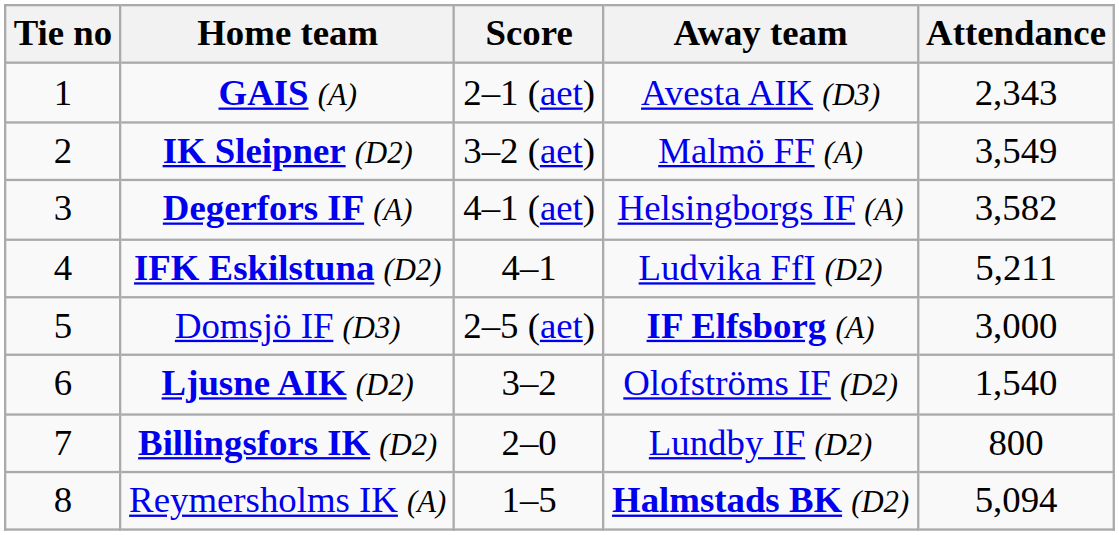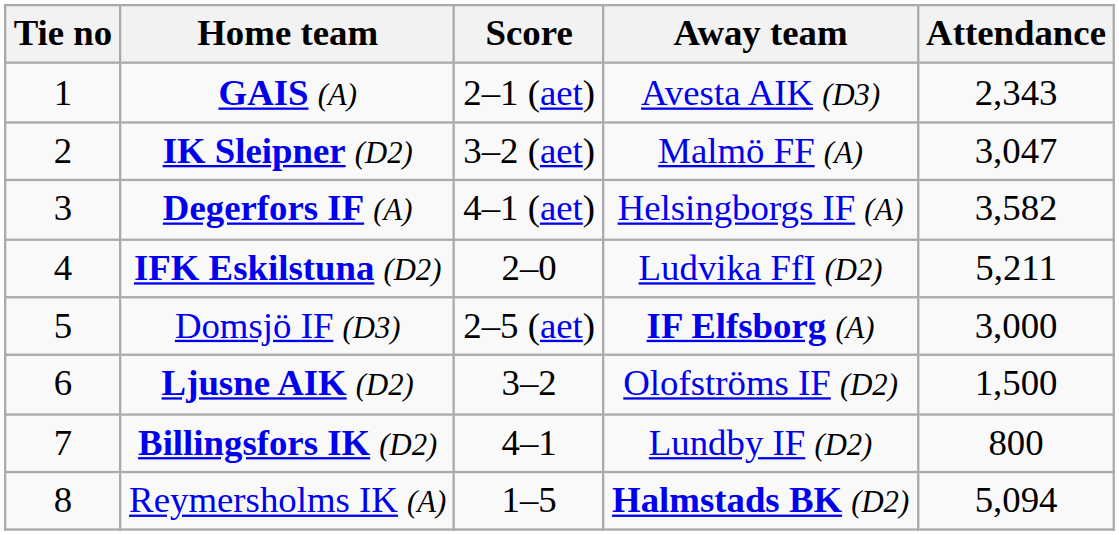(1016, 150) 3,549 -> (1016, 150) 3,047
(529, 267) 4–1 -> (529, 267) 2–0
(1016, 383) 1,540 -> (1016, 383) 1,500
(529, 442) 2–0 -> (529, 442) 4–1
